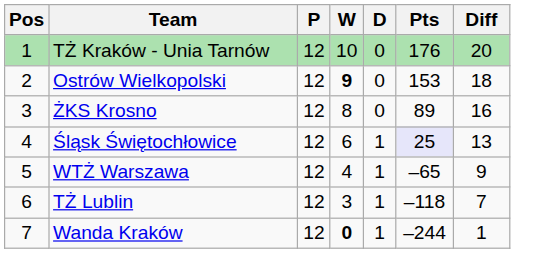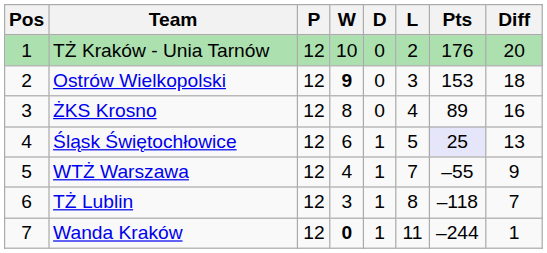+ column: (412, 19)
(424, 171) –65 -> (457, 171) –55
